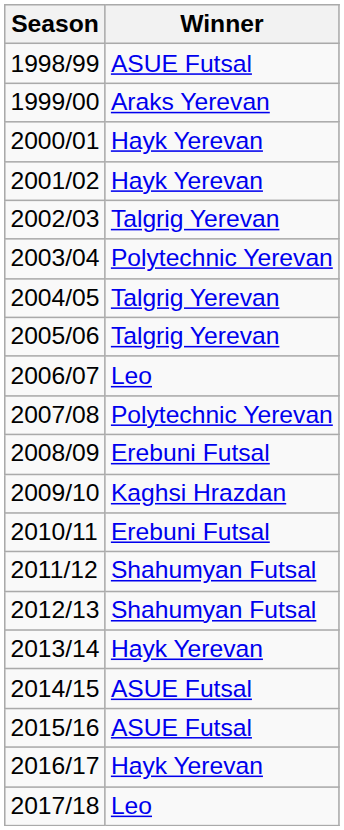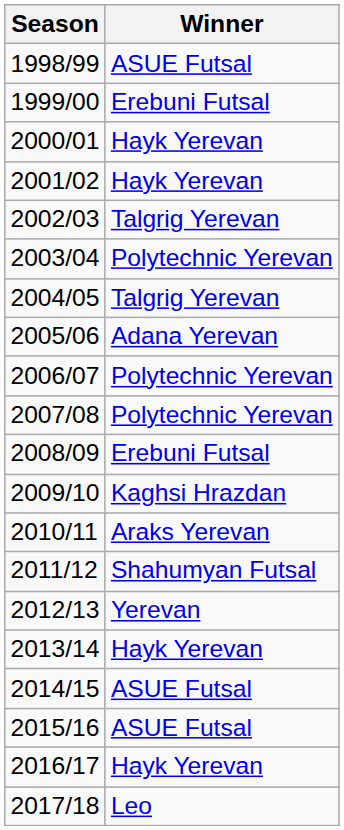(190, 102) Araks Yerevan -> (190, 102) Erebuni Futsal
(195, 336) Talgrig Yerevan -> (194, 336) Adana Yerevan
(131, 375) Leo -> (222, 375) Polytechnic Yerevan
(190, 532) Erebuni Futsal -> (190, 532) Araks Yerevan
(214, 610) Shahumyan Futsal -> (156, 610) Yerevan
